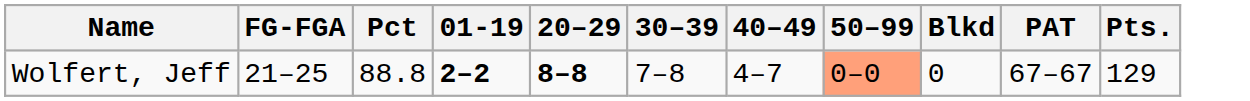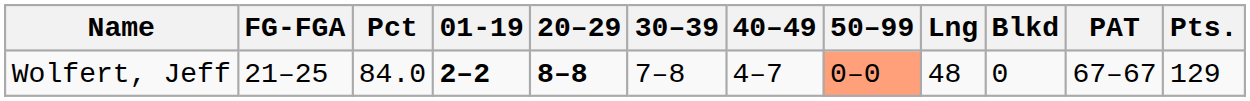+ column: (953, 28)
(392, 74) 88.8 -> (392, 74) 84.0
